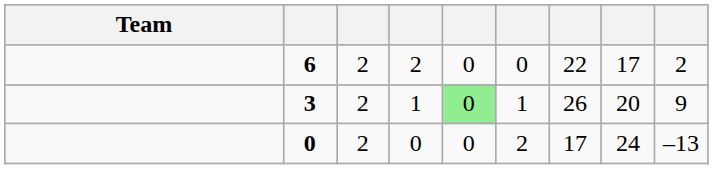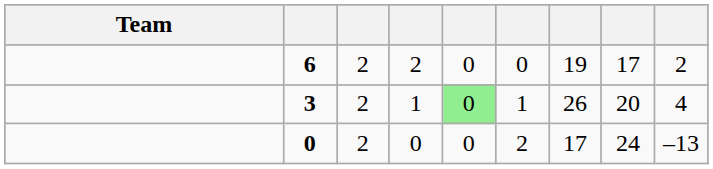(575, 64) 22 -> (575, 64) 19
(681, 104) 9 -> (681, 104) 4
